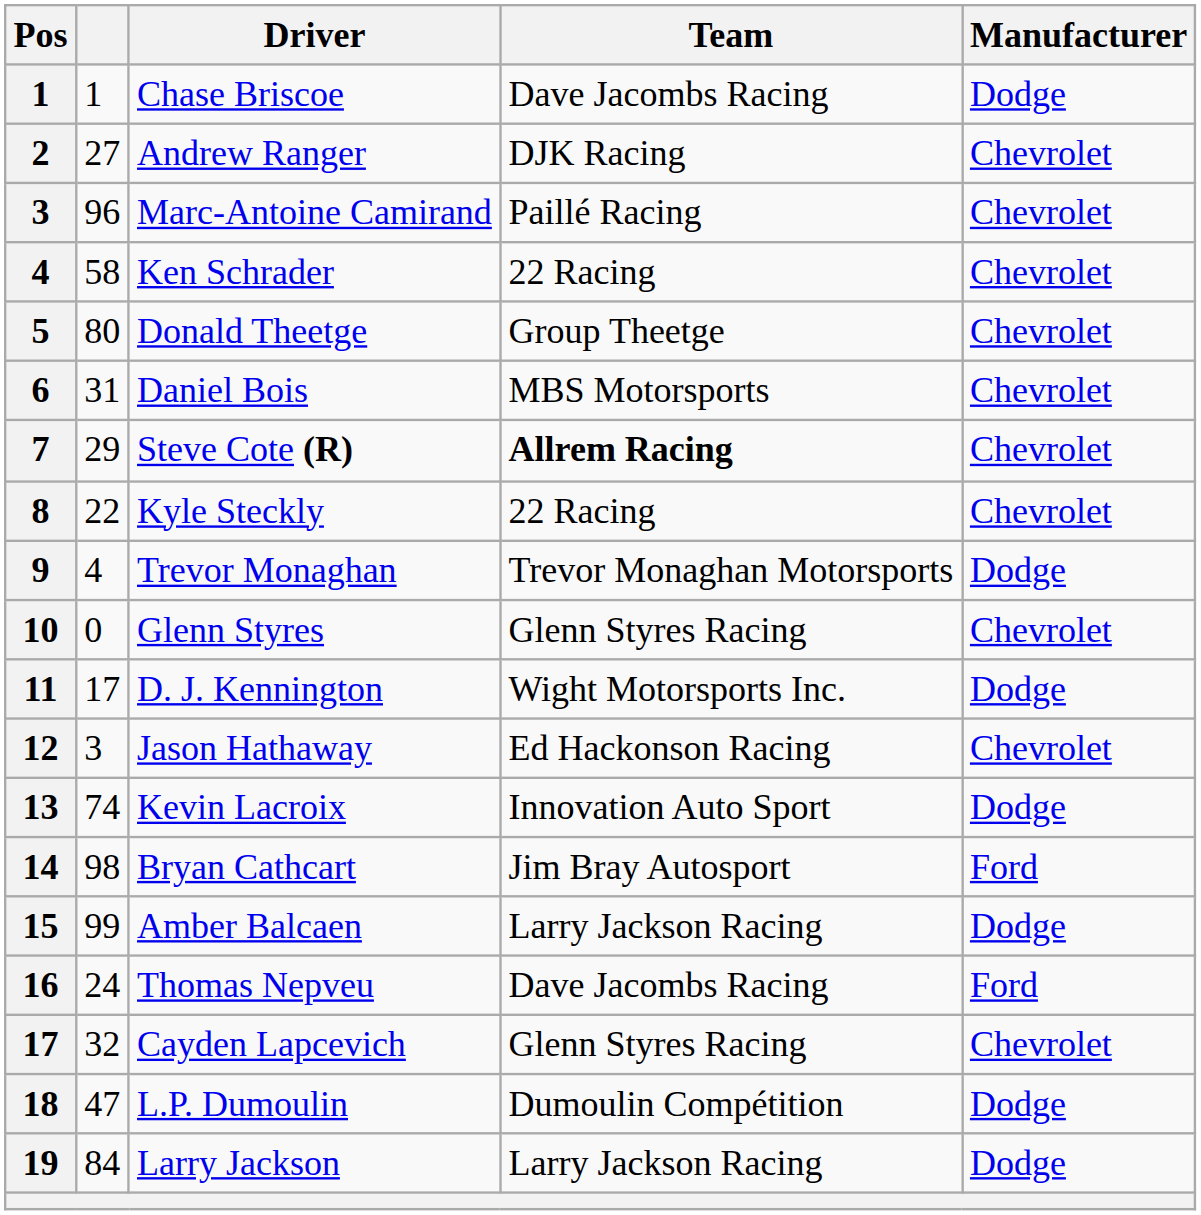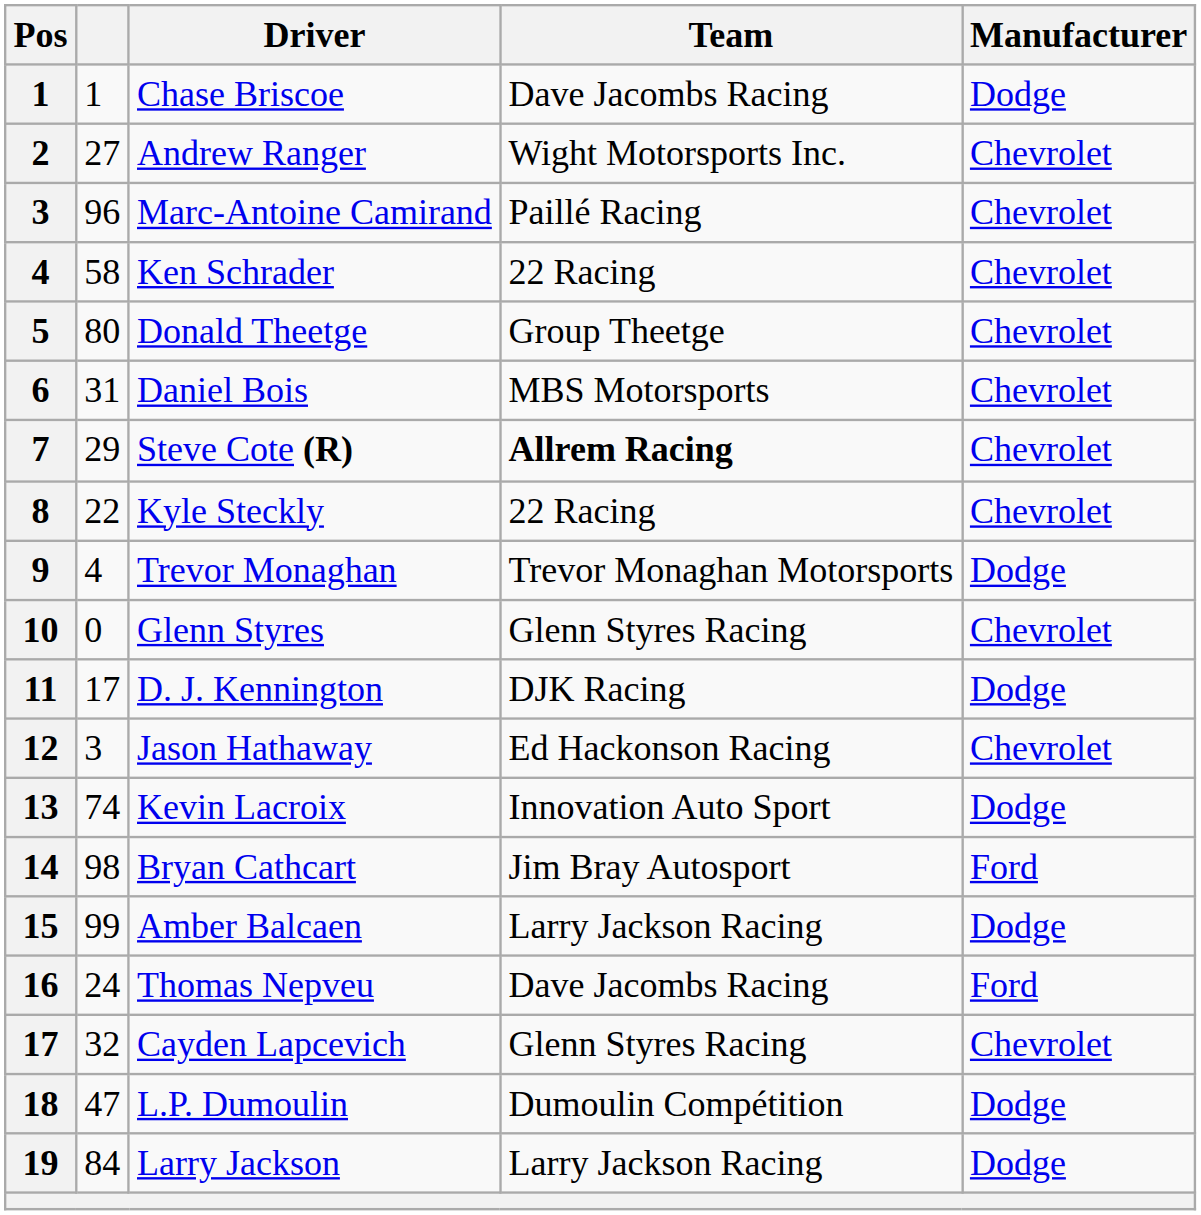(597, 153) DJK Racing -> (677, 153) Wight Motorsports Inc.
(677, 687) Wight Motorsports Inc. -> (597, 687) DJK Racing
